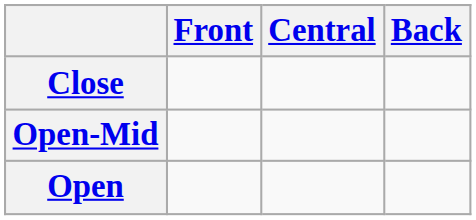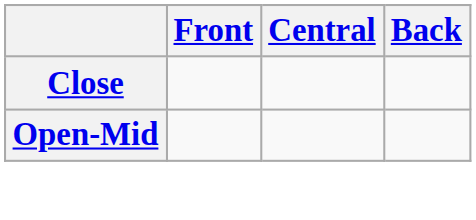- row: (85, 186)
